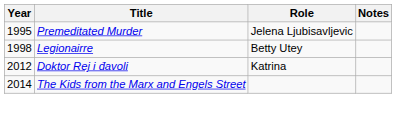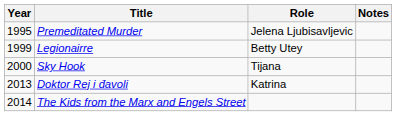(19, 48) 1998 -> (19, 48) 1999
+ row: (61, 66)
(19, 66) 2012 -> (19, 84) 2013
